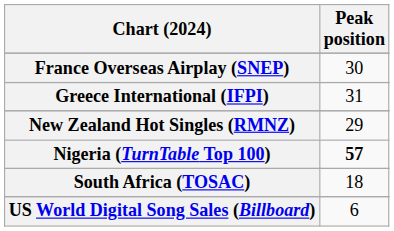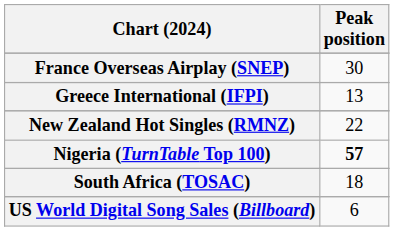(354, 96) 31 -> (354, 96) 13
(354, 125) 29 -> (354, 125) 22
